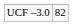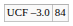(60, 13) 82 -> (60, 13) 84
